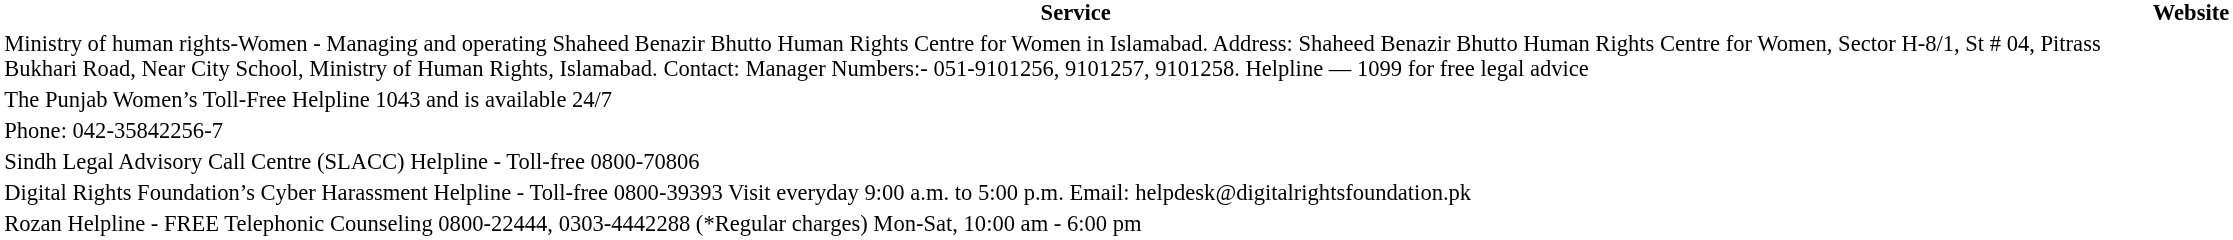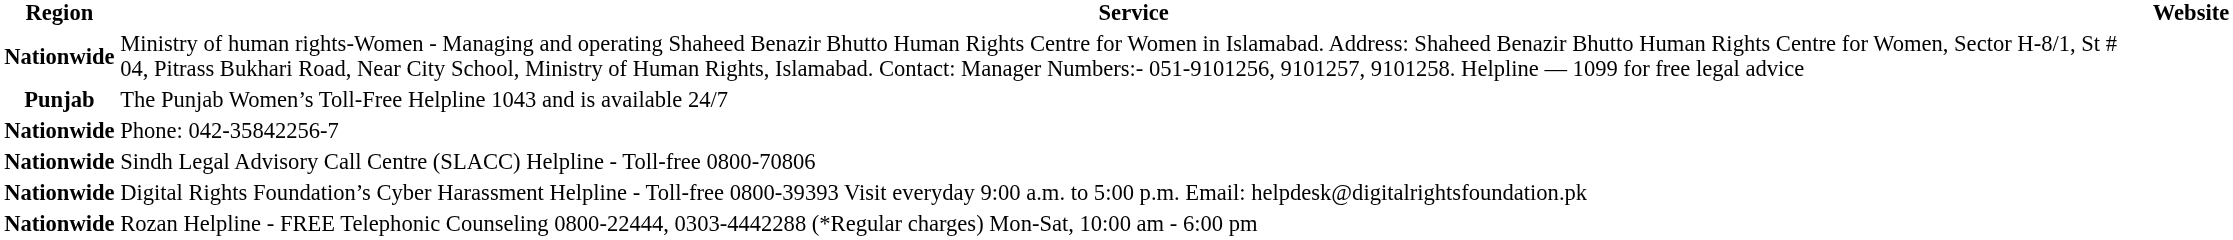+ column: (59, 12)
